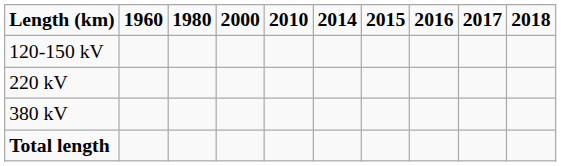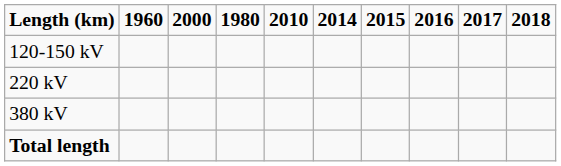columns swapped: (192, 20) <-> (240, 20)
